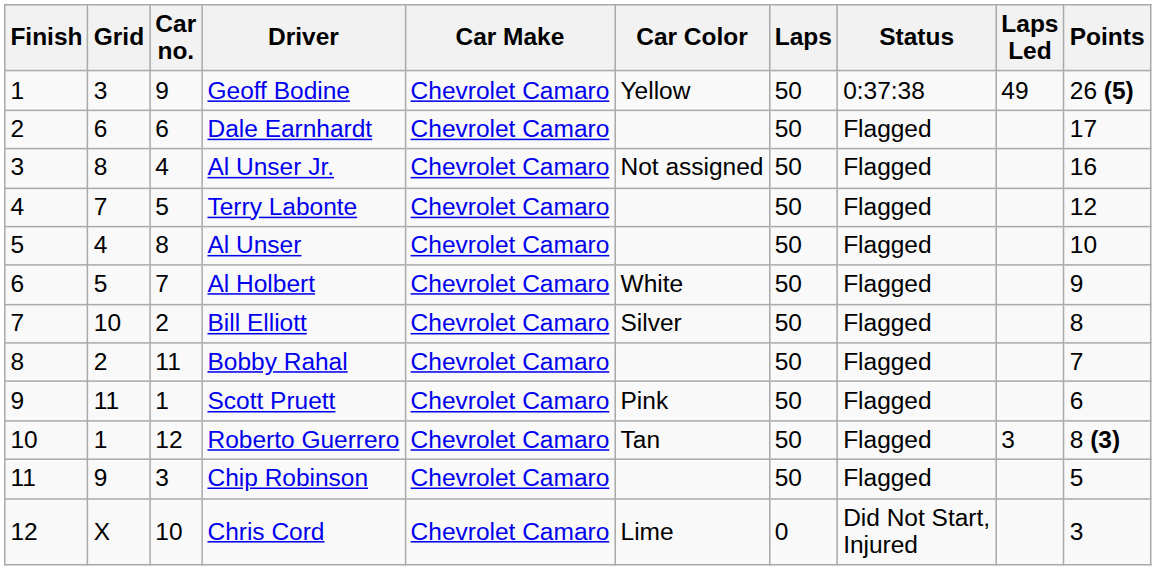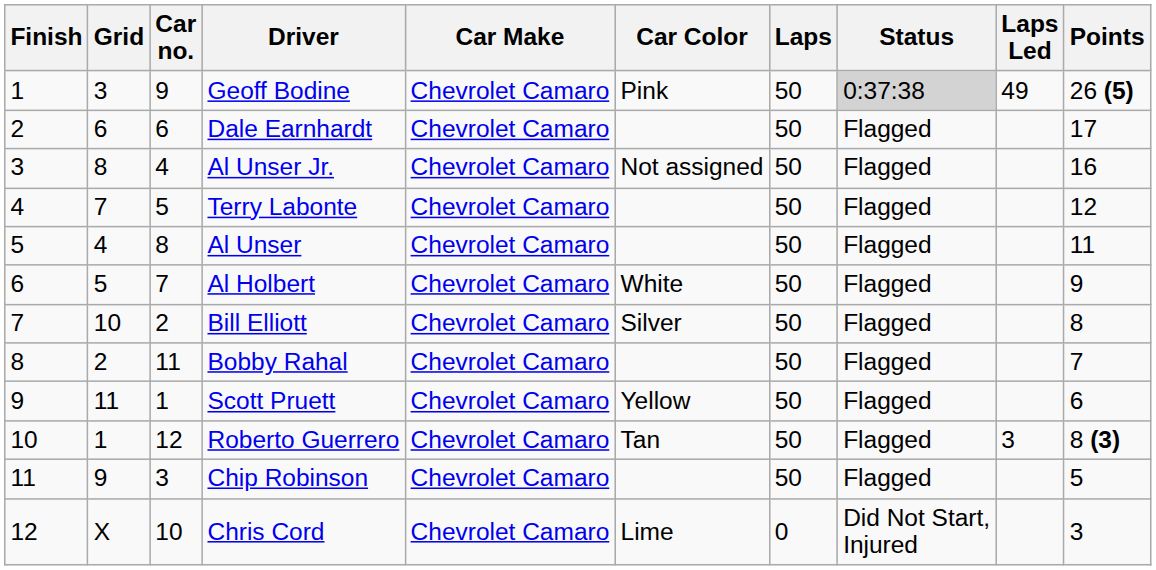(692, 91) Yellow -> (692, 91) Pink
(884, 90) no background -> (884, 90) lightgrey background
(1083, 245) 10 -> (1082, 245) 11
(692, 401) Pink -> (692, 401) Yellow
